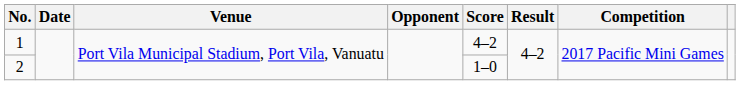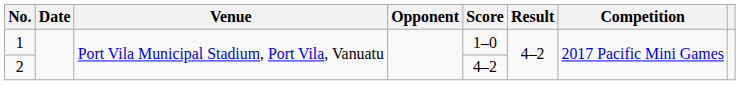(485, 42) 4–2 -> (485, 42) 1–0
(485, 67) 1–0 -> (485, 67) 4–2
